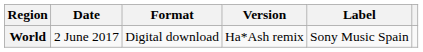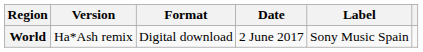columns swapped: (87, 15) <-> (264, 15)
